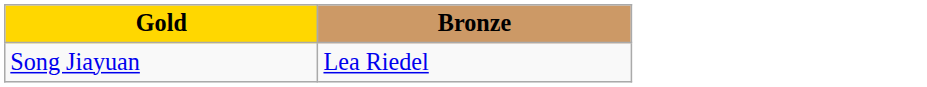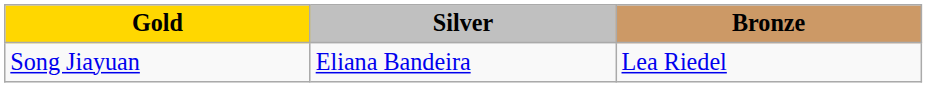+ column: (463, 23)
